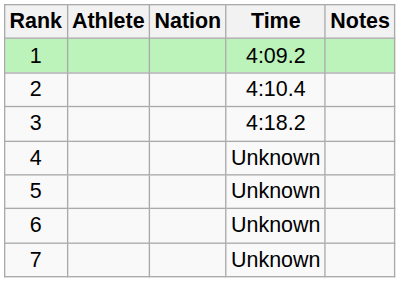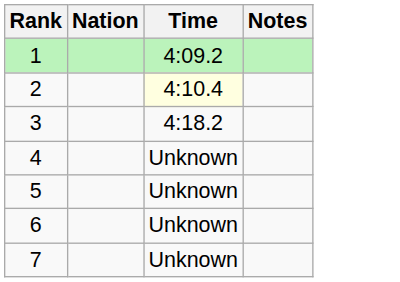- column: (108, 21)
(276, 89) no background -> (193, 89) lightyellow background
